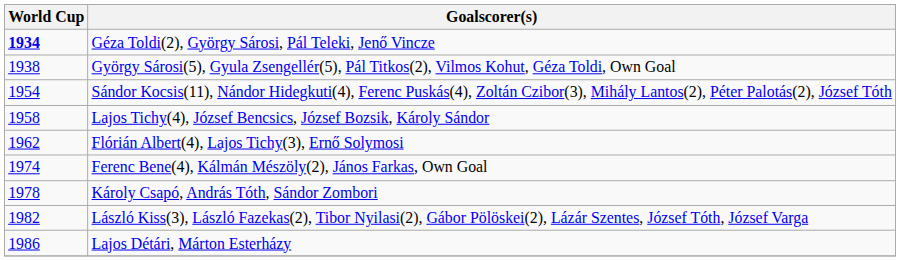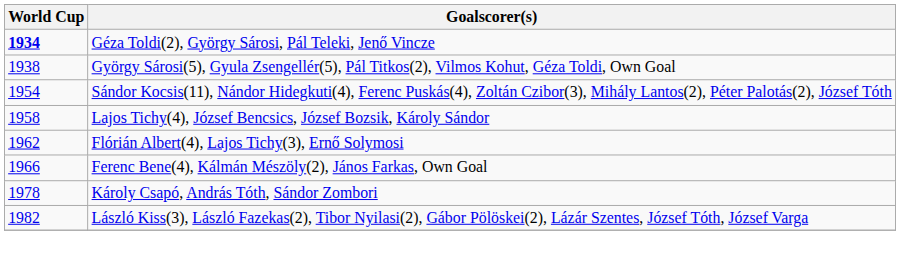(24, 167) 1974 -> (24, 167) 1966
- row: (191, 243)
